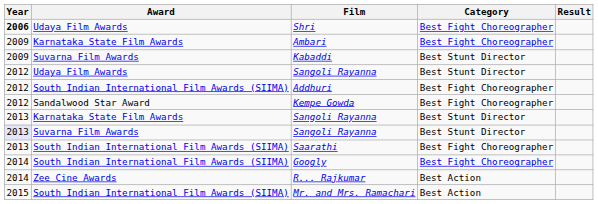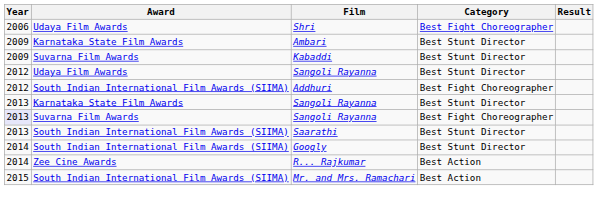(18, 27) bold -> (18, 27) normal
(487, 42) Best Fight Choreographer -> (473, 42) Best Stunt Director
- row: (92, 102)
(473, 132) Best Stunt Director -> (487, 117) Best Fight Choreographer
(487, 147) Best Fight Choreographer -> (473, 132) Best Stunt Director
(487, 162) Best Fight Choreographer -> (473, 147) Best Stunt Director
